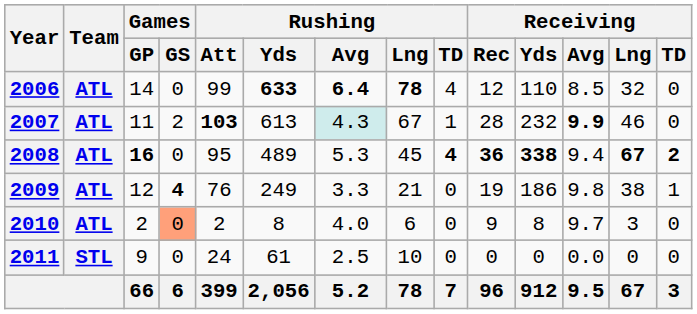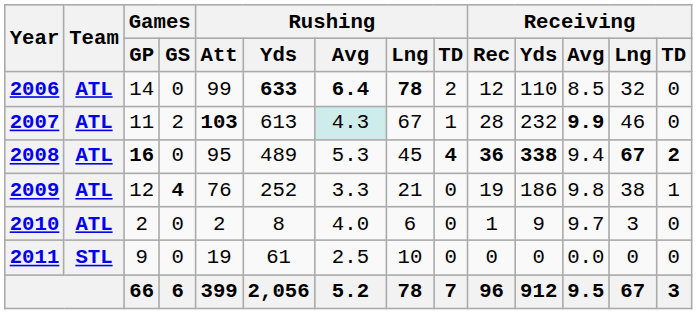(451, 89) 4 -> (451, 89) 2
(279, 190) 249 -> (279, 190) 252
(178, 224) lightsalmon background -> (178, 224) no background
(492, 224) 9 -> (492, 224) 1
(539, 224) 8 -> (539, 224) 9
(219, 257) 24 -> (219, 257) 19
